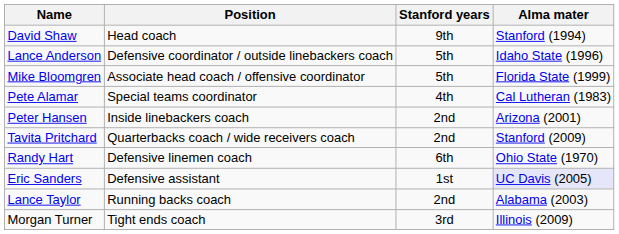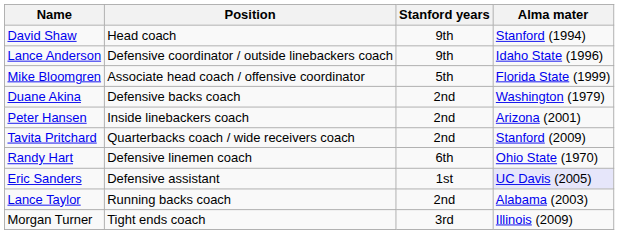(444, 56) 5th -> (444, 56) 9th
- row: (43, 97)
+ row: (44, 97)
